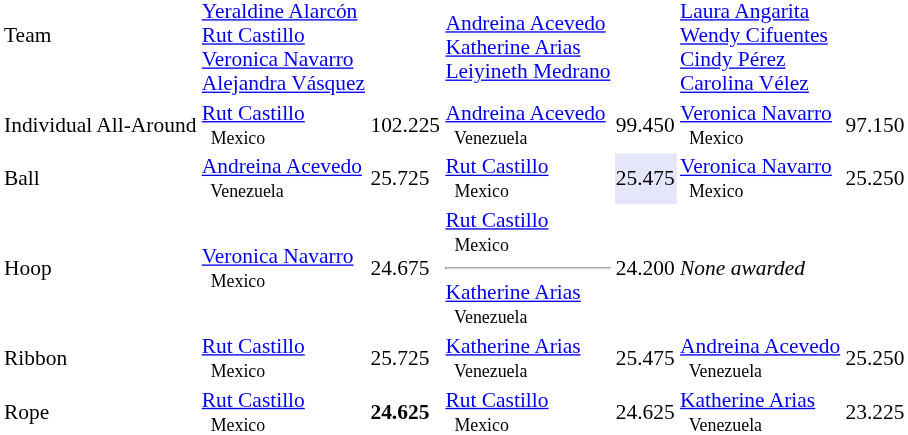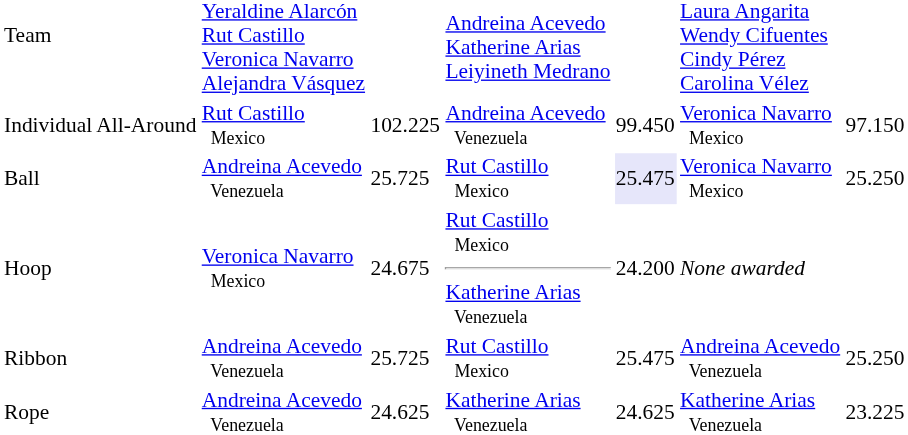(253, 358) Rut Castillo Mexico -> (282, 358) Andreina Acevedo Venezuela
(513, 358) Katherine Arias Venezuela -> (497, 358) Rut Castillo Mexico
(253, 411) Rut Castillo Mexico -> (282, 411) Andreina Acevedo Venezuela
(400, 411) bold -> (400, 411) normal
(497, 411) Rut Castillo Mexico -> (513, 411) Katherine Arias Venezuela
